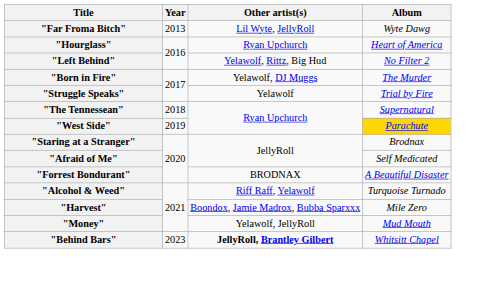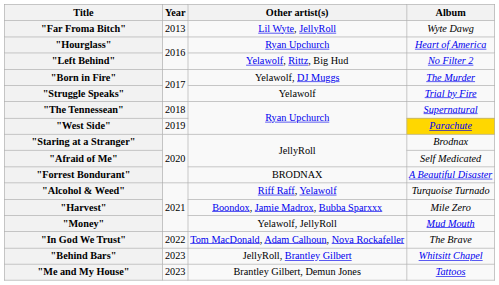+ row: (83, 239)
(275, 239) bold -> (297, 256) normal
+ row: (83, 272)
